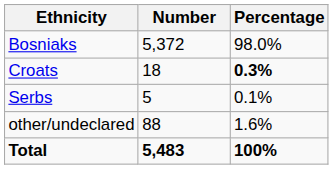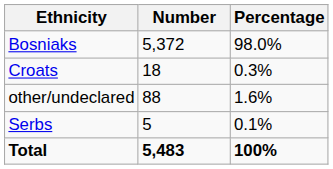(253, 71) bold -> (253, 71) normal
rows swapped: (30, 97) <-> (71, 124)
